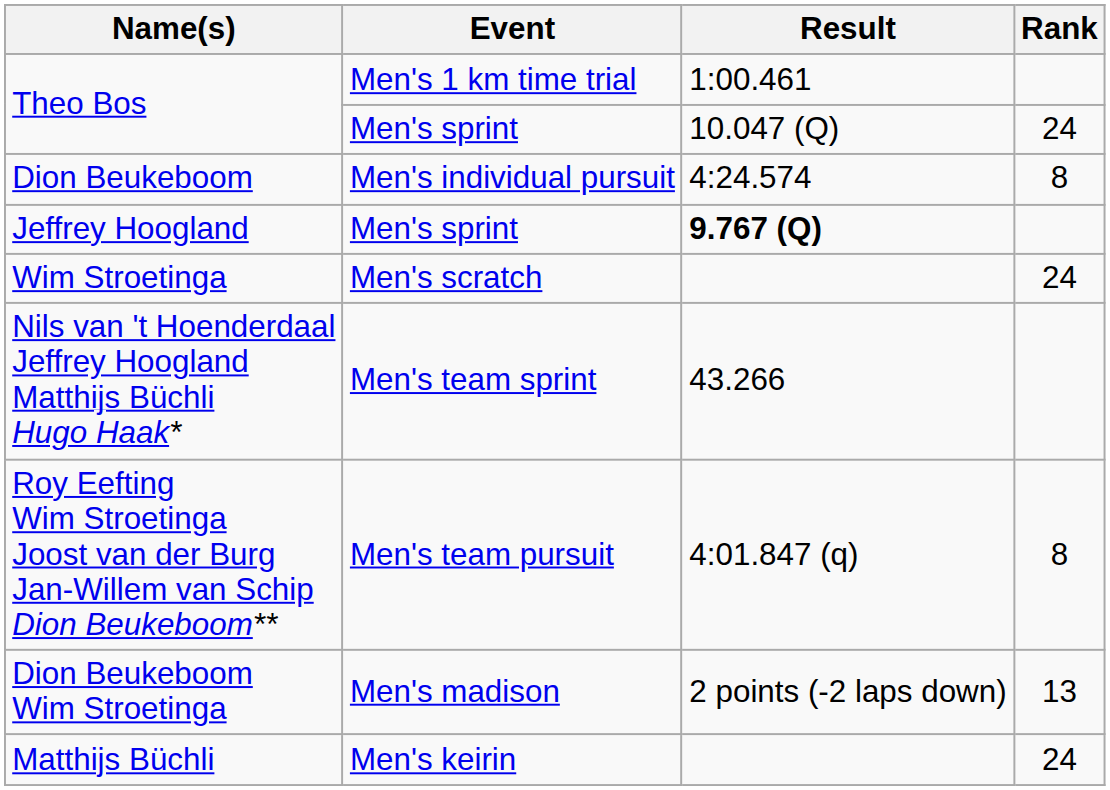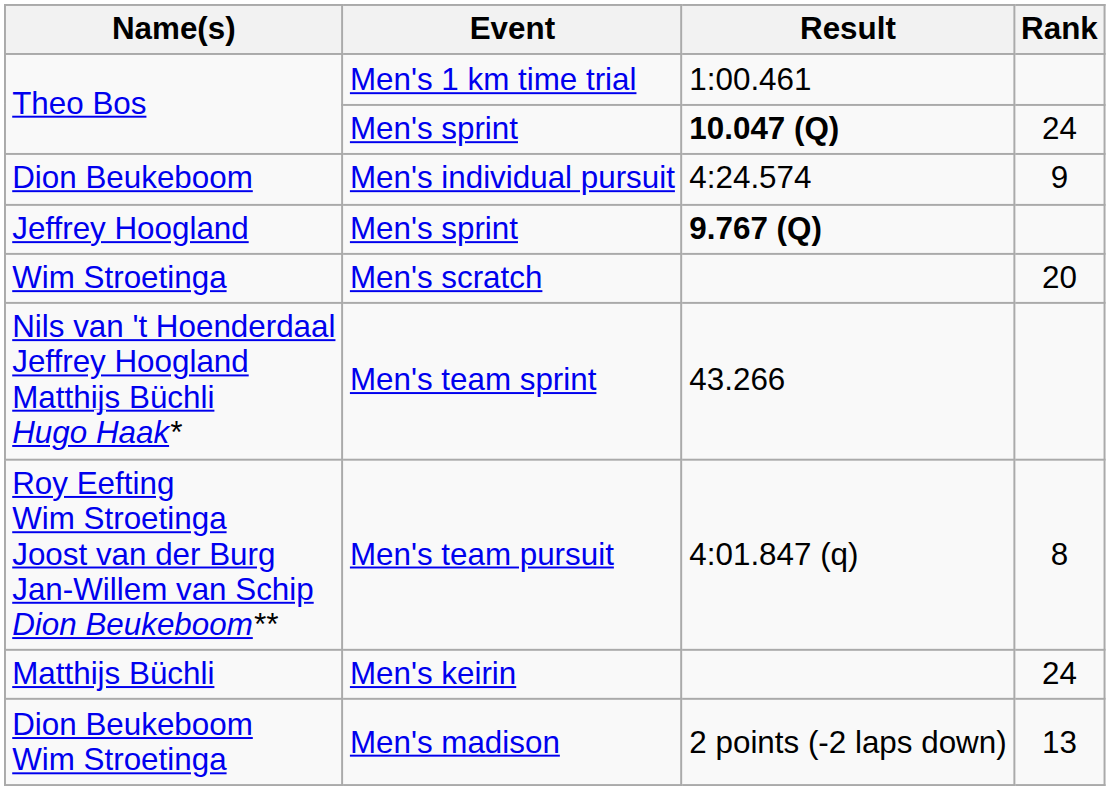(764, 128) normal -> (764, 128) bold
(1059, 178) 8 -> (1059, 178) 9
(1059, 278) 24 -> (1059, 278) 20
rows swapped: (113, 759) <-> (133, 691)
